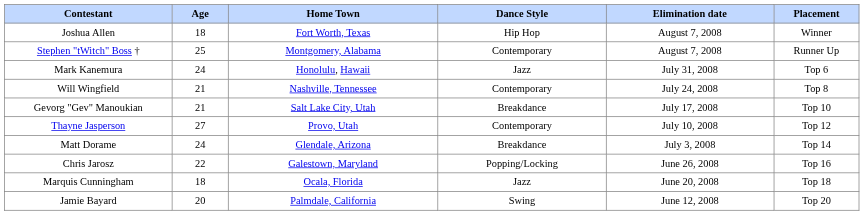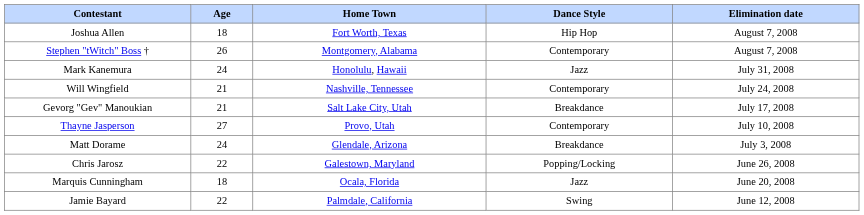- column: (816, 13)
(200, 51) 25 -> (222, 51) 26
(200, 201) 20 -> (222, 201) 22
